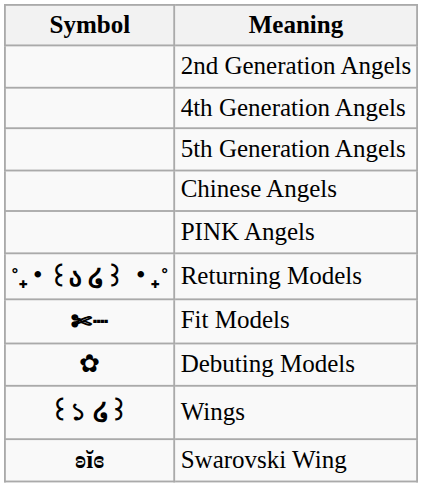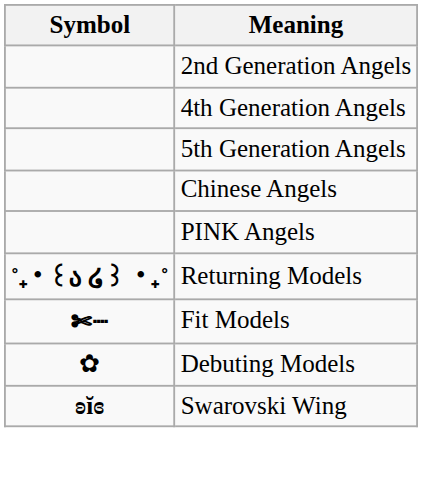- row: (213, 411)
